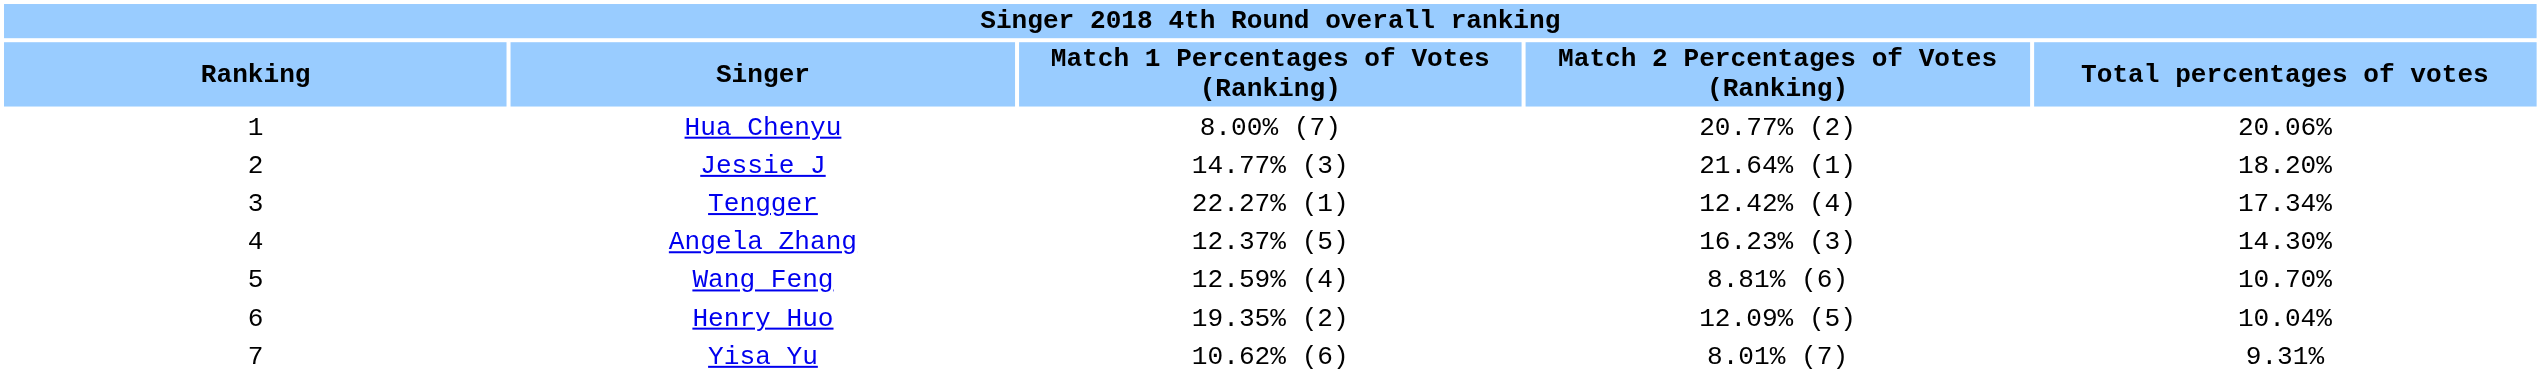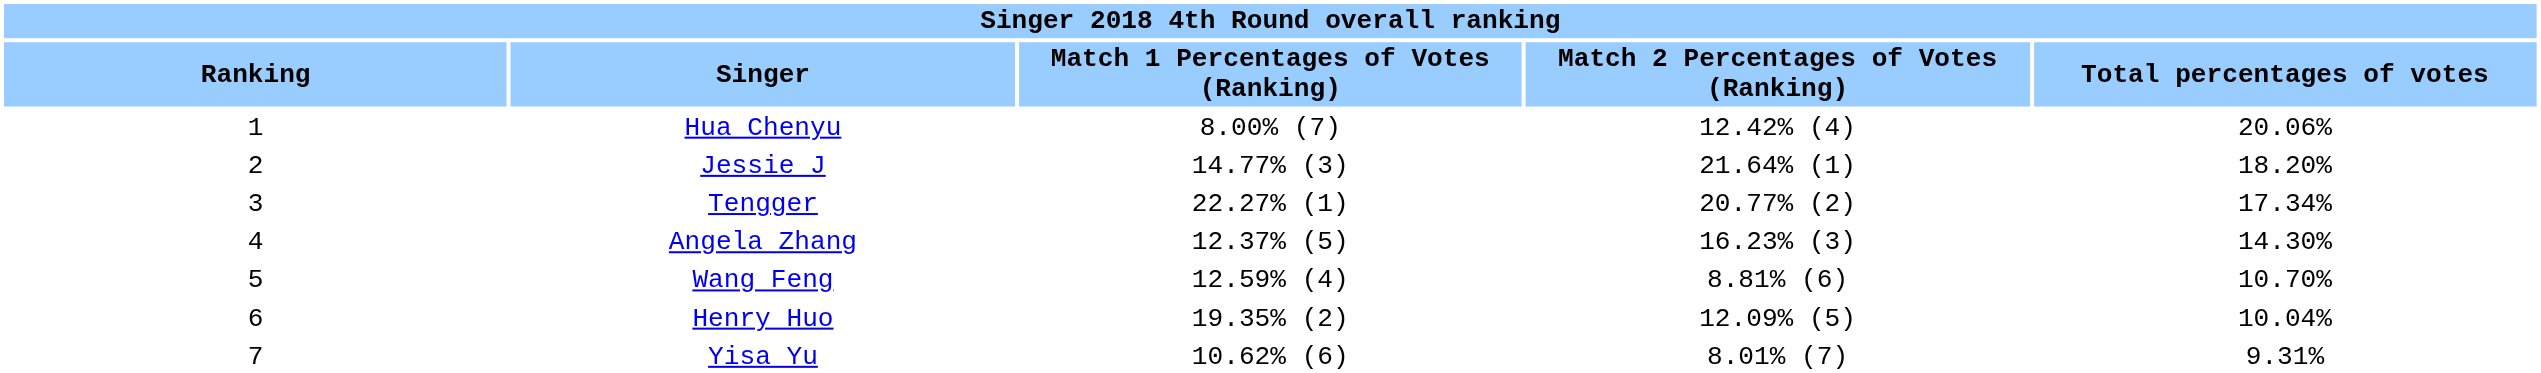(1778, 128) 20.77% (2) -> (1778, 128) 12.42% (4)
(1778, 204) 12.42% (4) -> (1778, 204) 20.77% (2)
